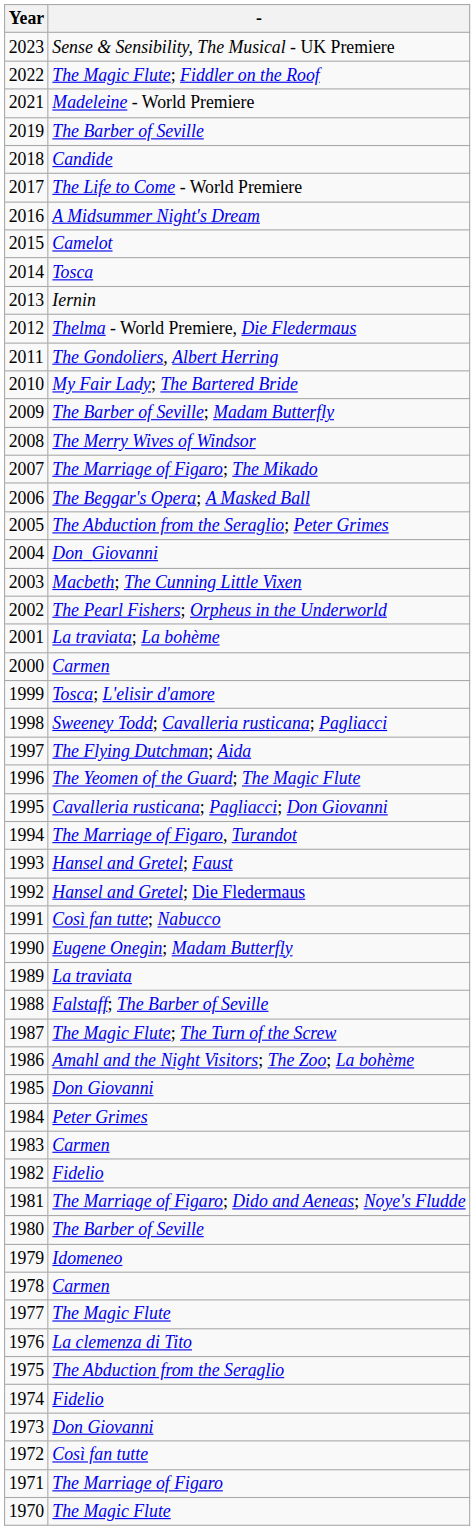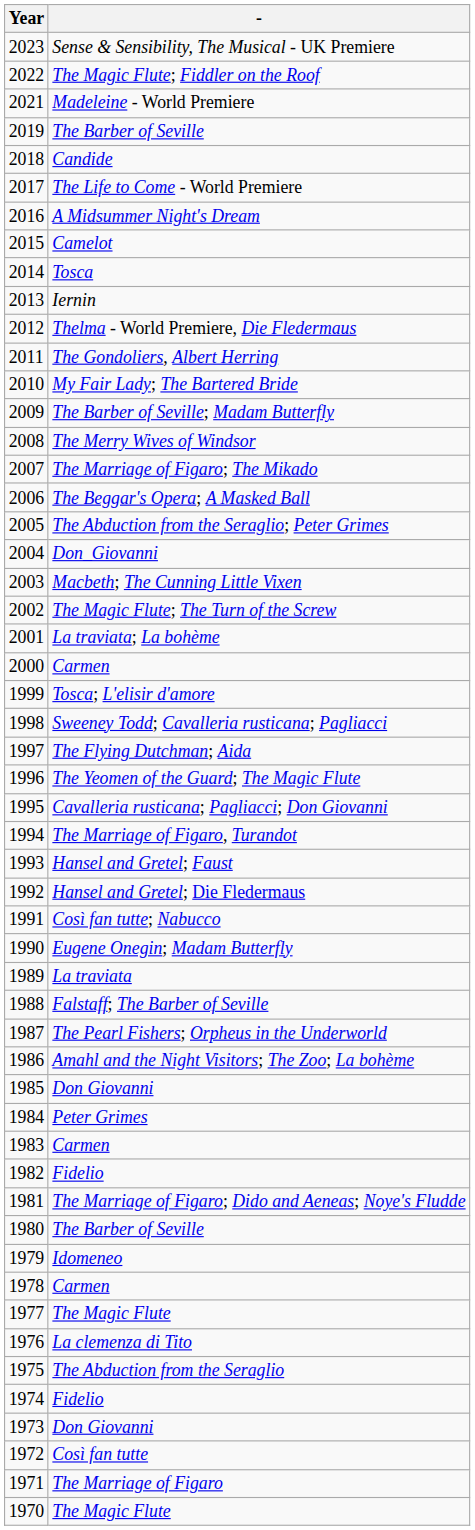(220, 610) The Pearl Fishers; Orpheus in the Underworld -> (194, 610) The Magic Flute; The Turn of the Screw
(194, 1032) The Magic Flute; The Turn of the Screw -> (220, 1032) The Pearl Fishers; Orpheus in the Underworld
